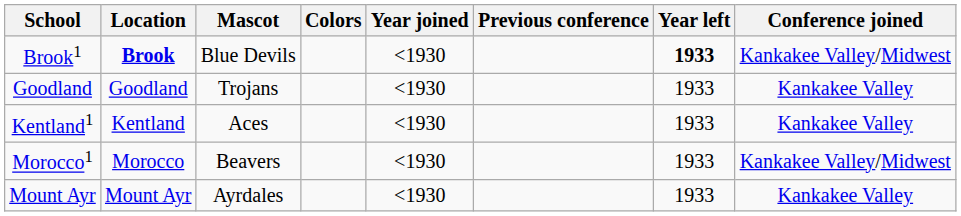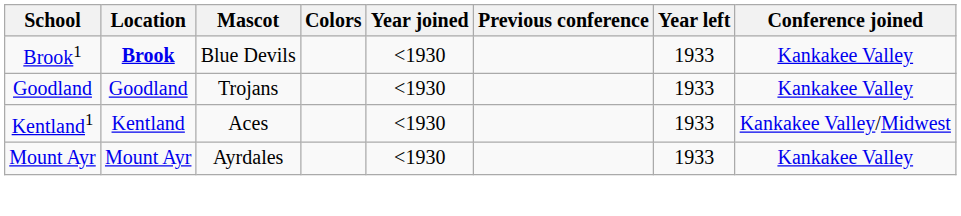(694, 54) bold -> (694, 54) normal
(845, 54) Kankakee Valley/Midwest -> (845, 54) Kankakee Valley
(845, 123) Kankakee Valley -> (845, 123) Kankakee Valley/Midwest
- row: (52, 160)
